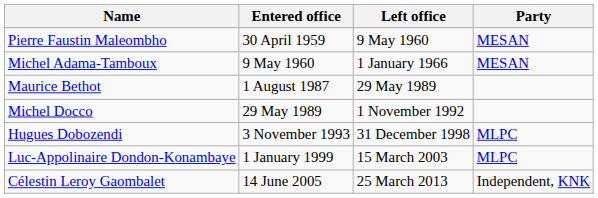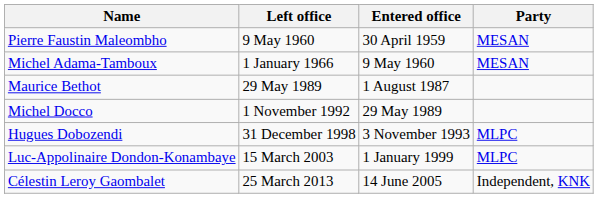columns swapped: (296, 16) <-> (413, 16)
